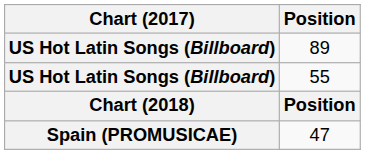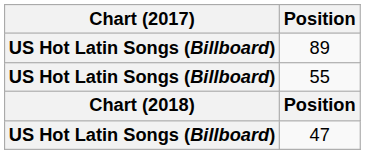(142, 134) Spain (PROMUSICAE) -> (142, 134) US Hot Latin Songs (Billboard)
